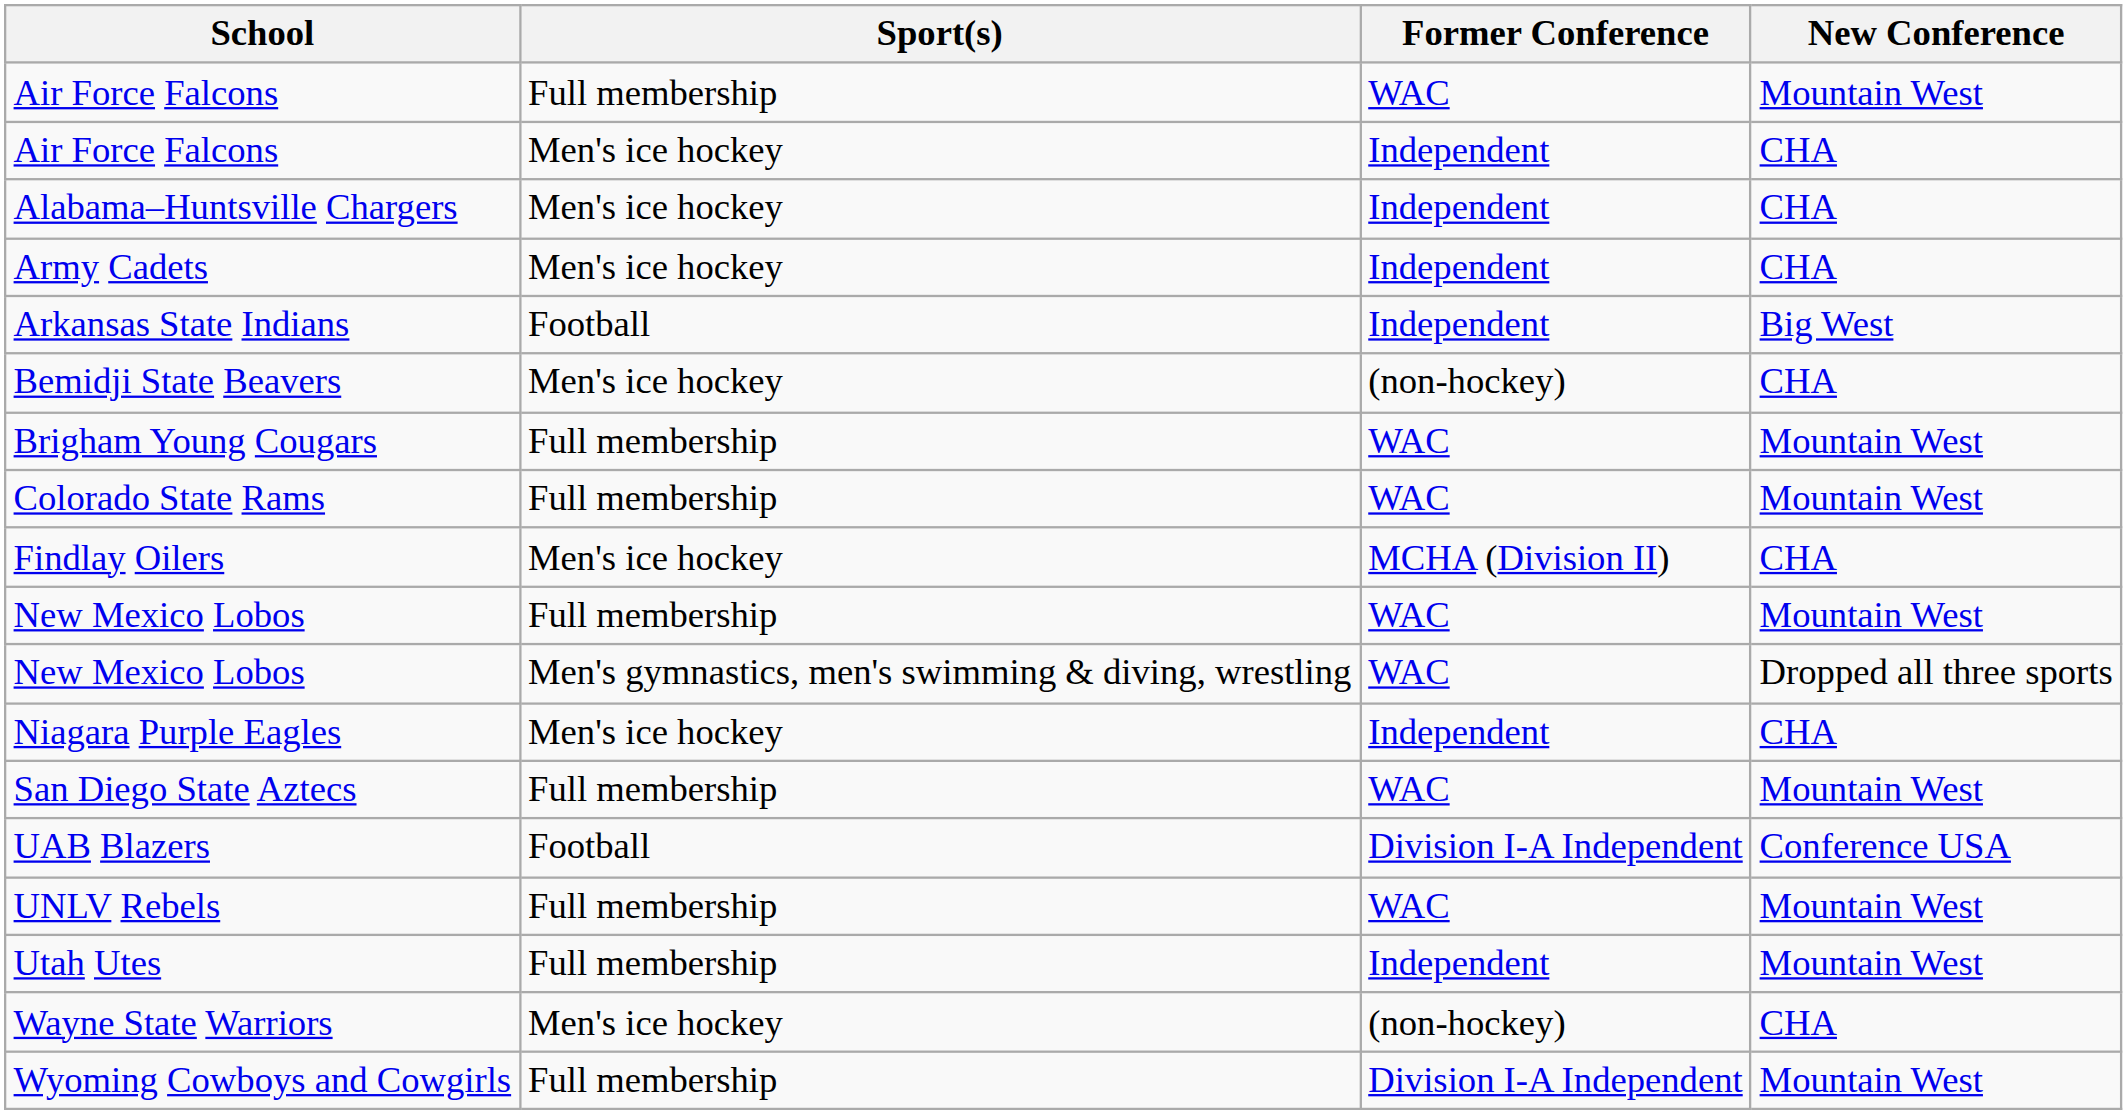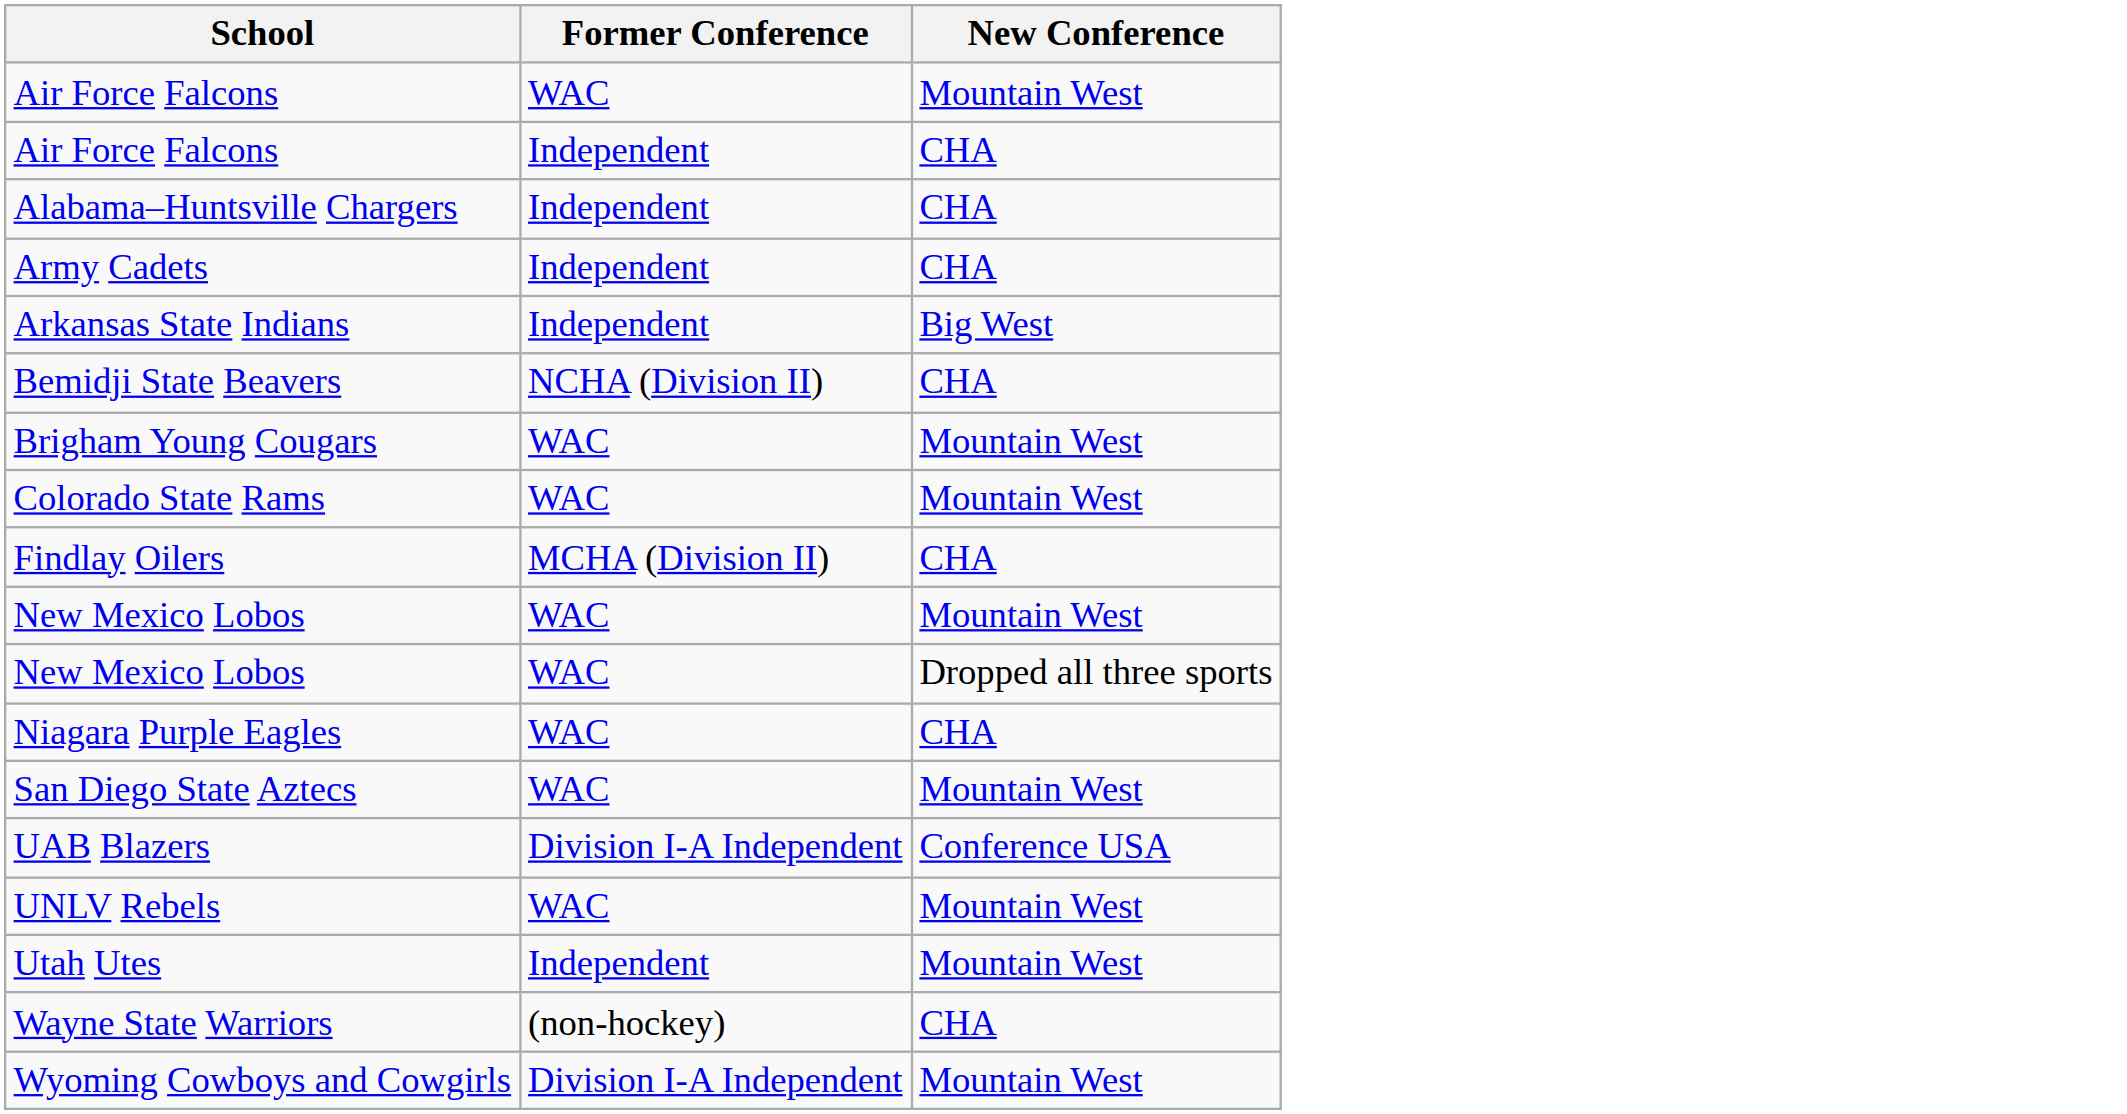- column: (940, 33)
(1467, 382) (non-hockey) -> (676, 382) NCHA (Division II)
(1459, 730) Independent -> (569, 730) WAC
